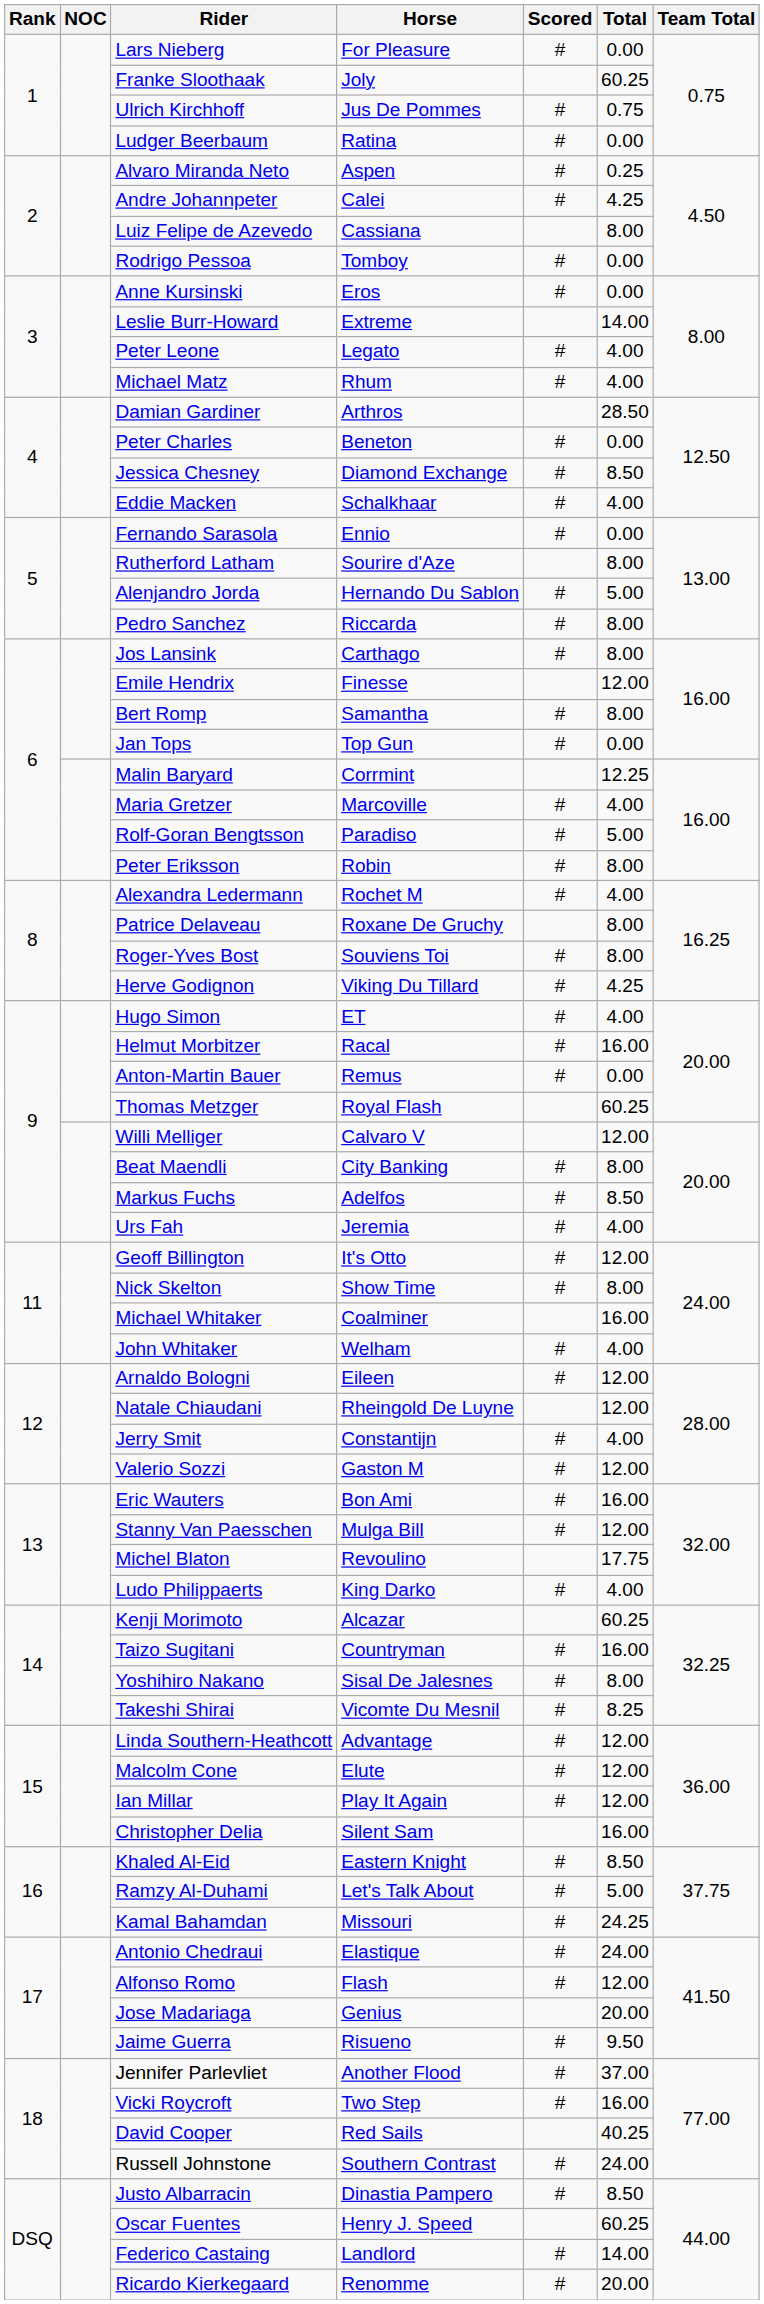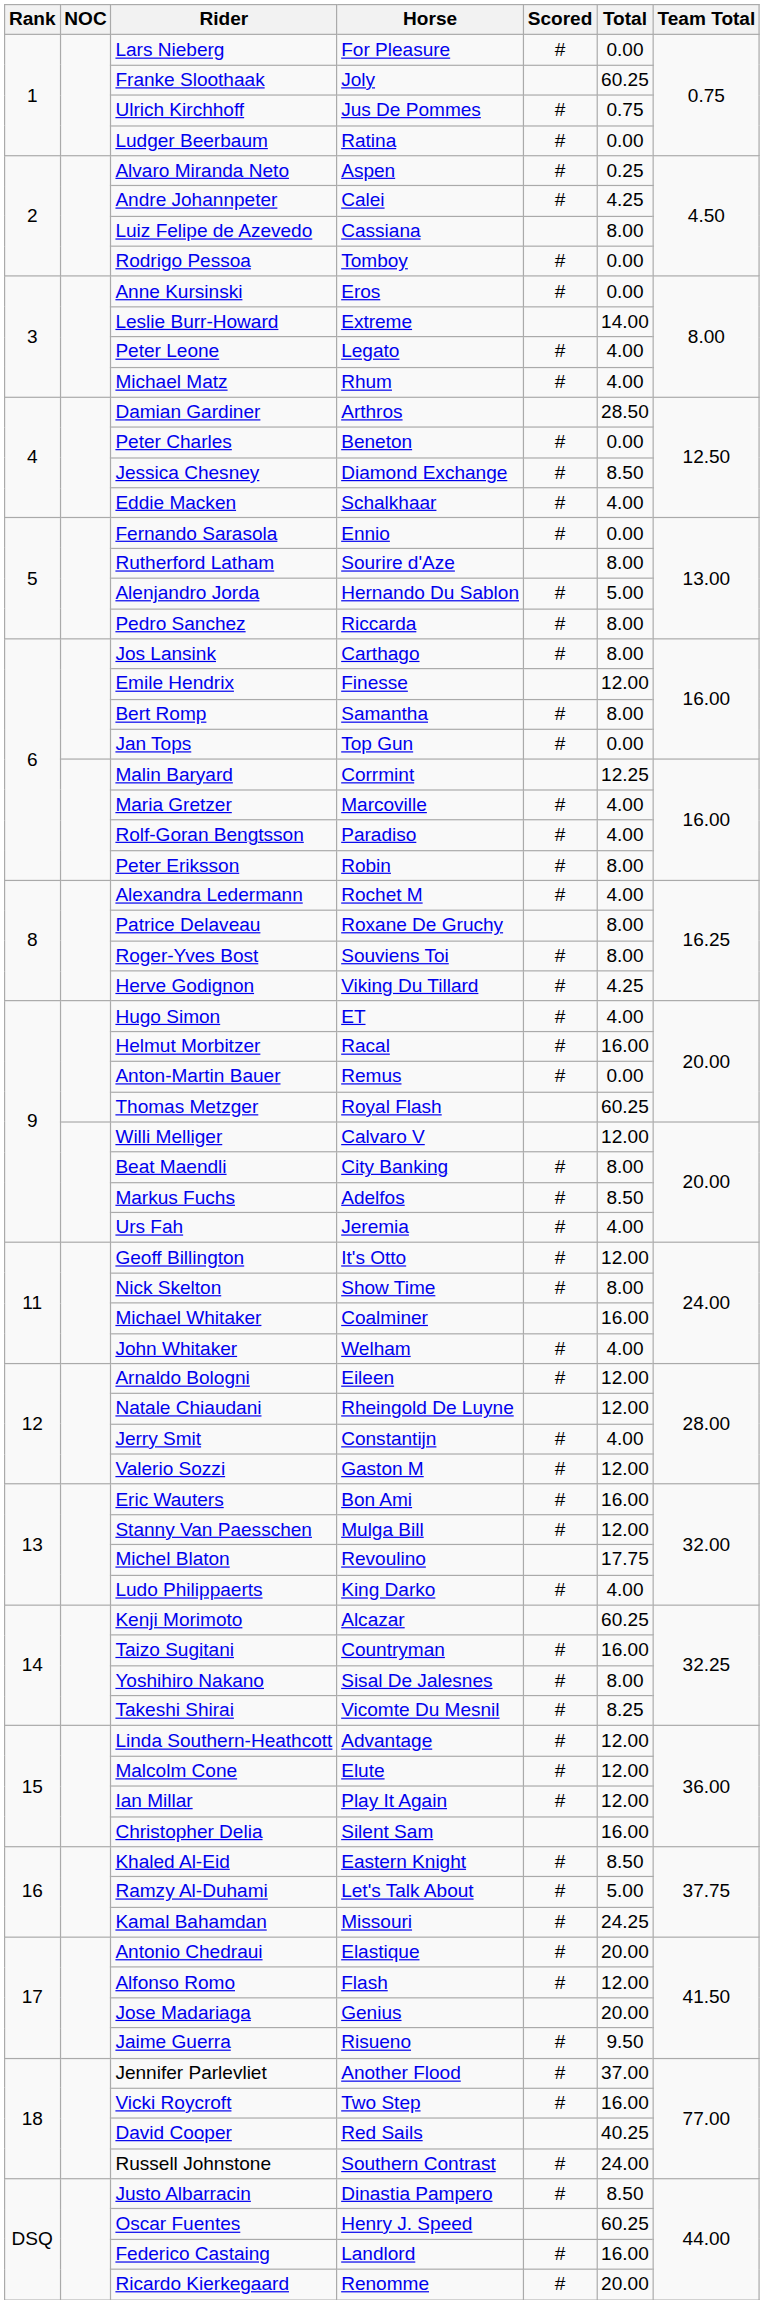(625, 834) 5.00 -> (625, 834) 4.00
(625, 1952) 24.00 -> (625, 1952) 20.00
(625, 2254) 14.00 -> (625, 2254) 16.00
